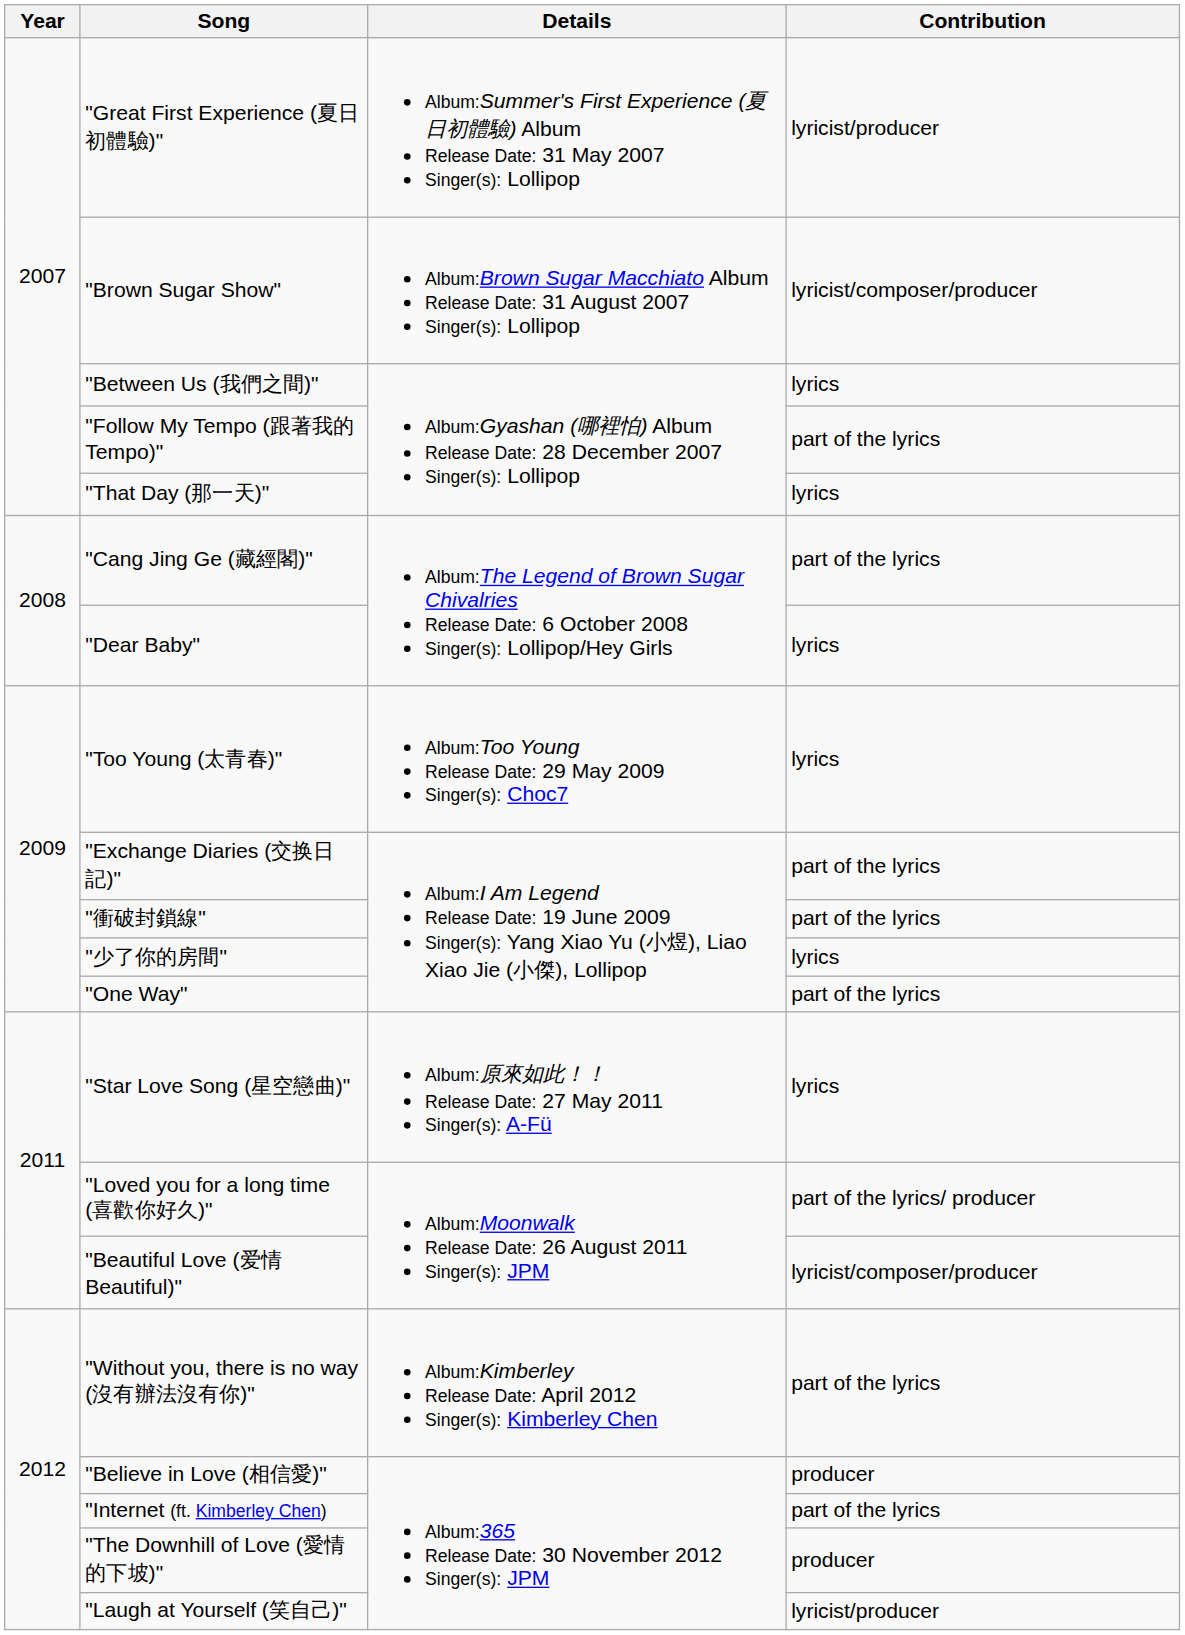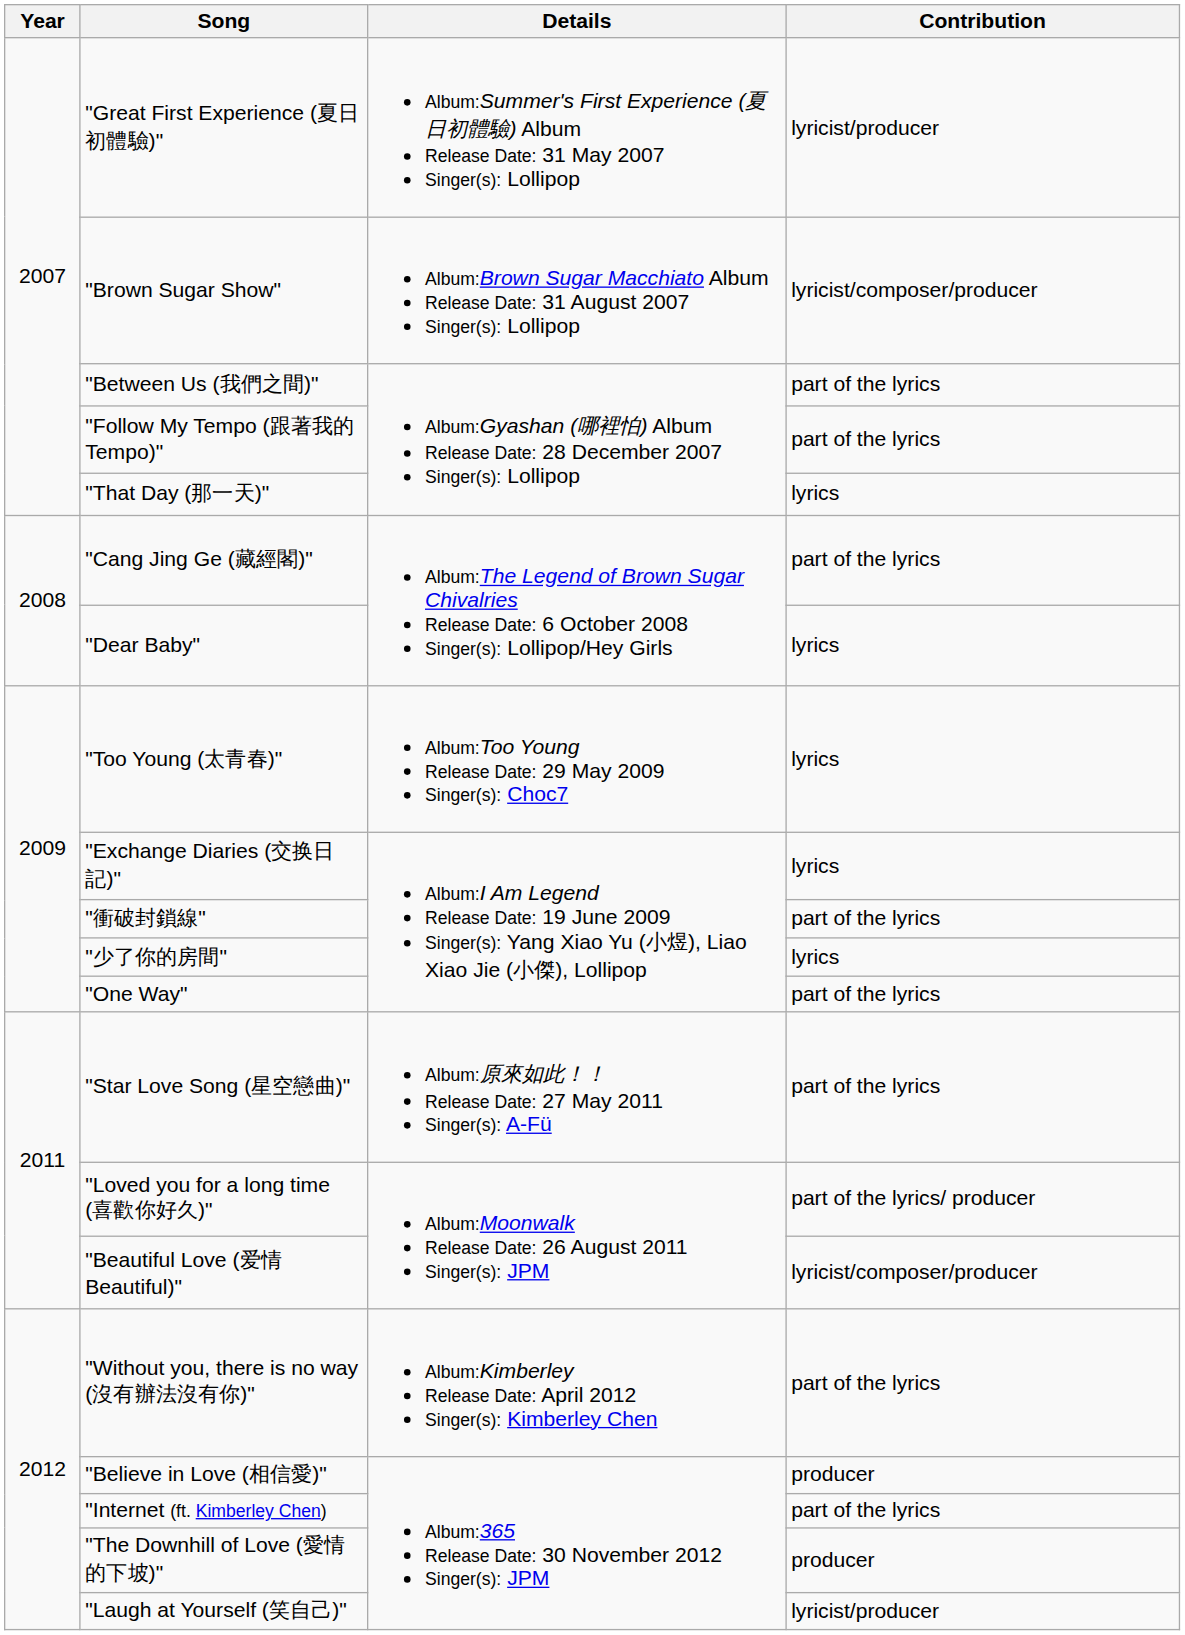(815, 384) lyrics -> (866, 384) part of the lyrics
(866, 866) part of the lyrics -> (815, 866) lyrics
(815, 1086) lyrics -> (866, 1086) part of the lyrics
